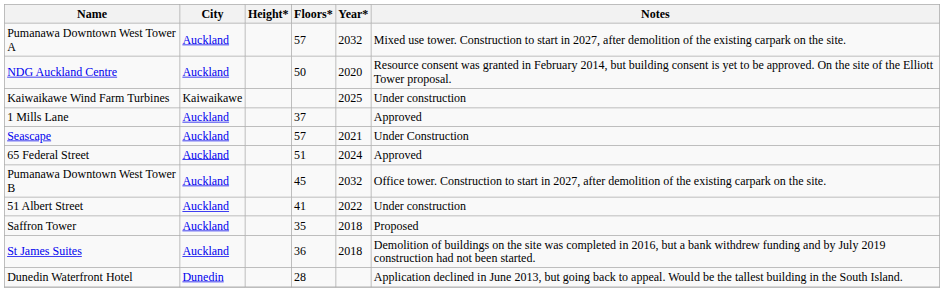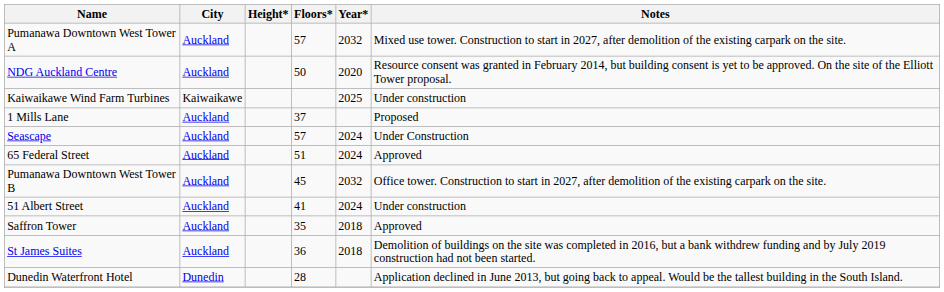(398, 117) Approved -> (396, 117) Proposed
(350, 136) 2021 -> (350, 136) 2024
(350, 206) 2022 -> (350, 206) 2024
(396, 225) Proposed -> (398, 225) Approved
